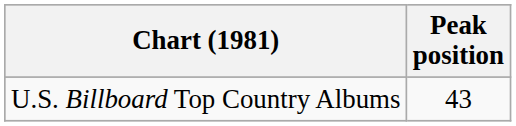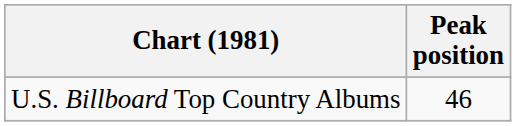(458, 98) 43 -> (458, 98) 46
